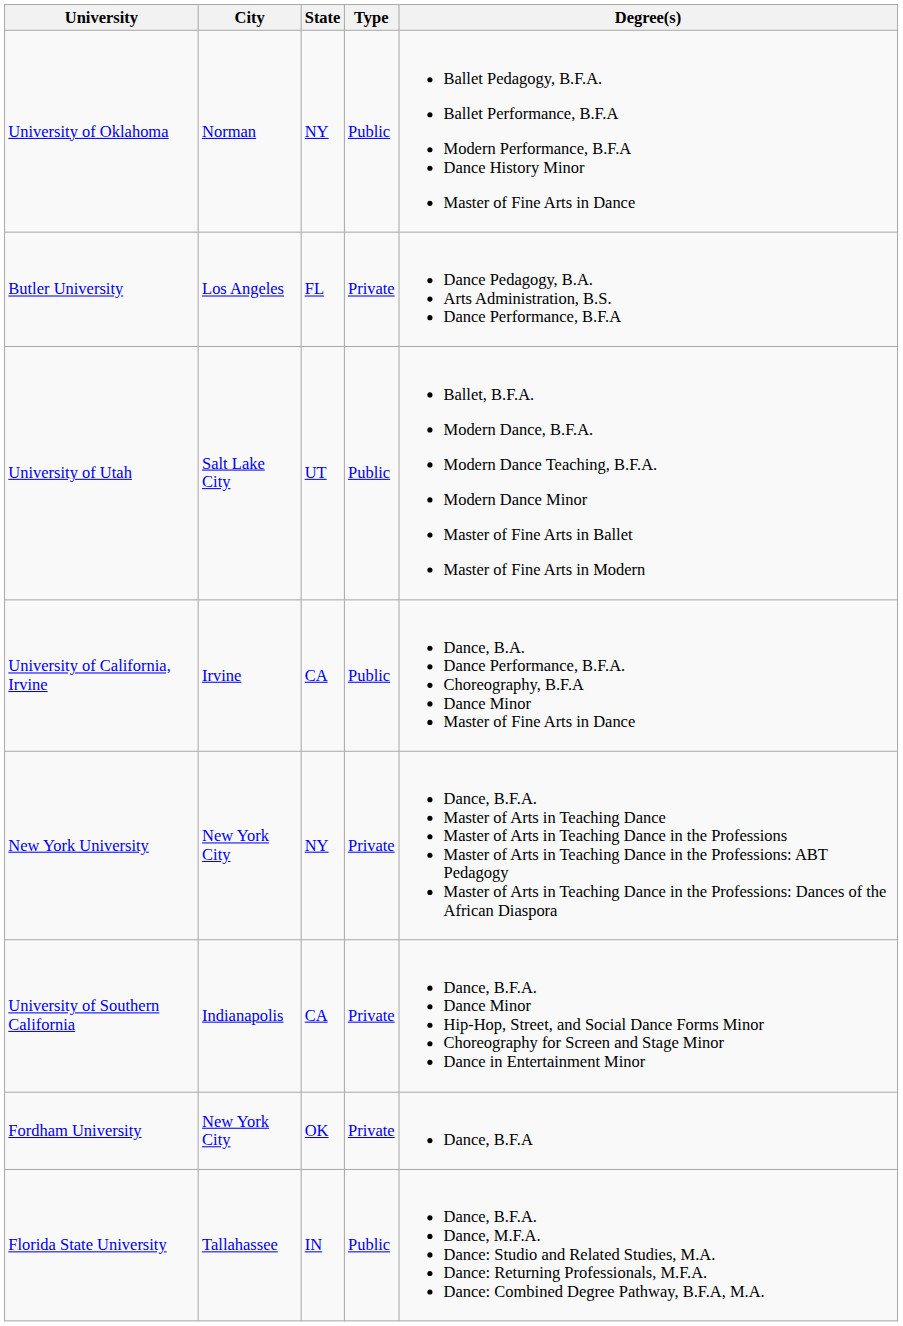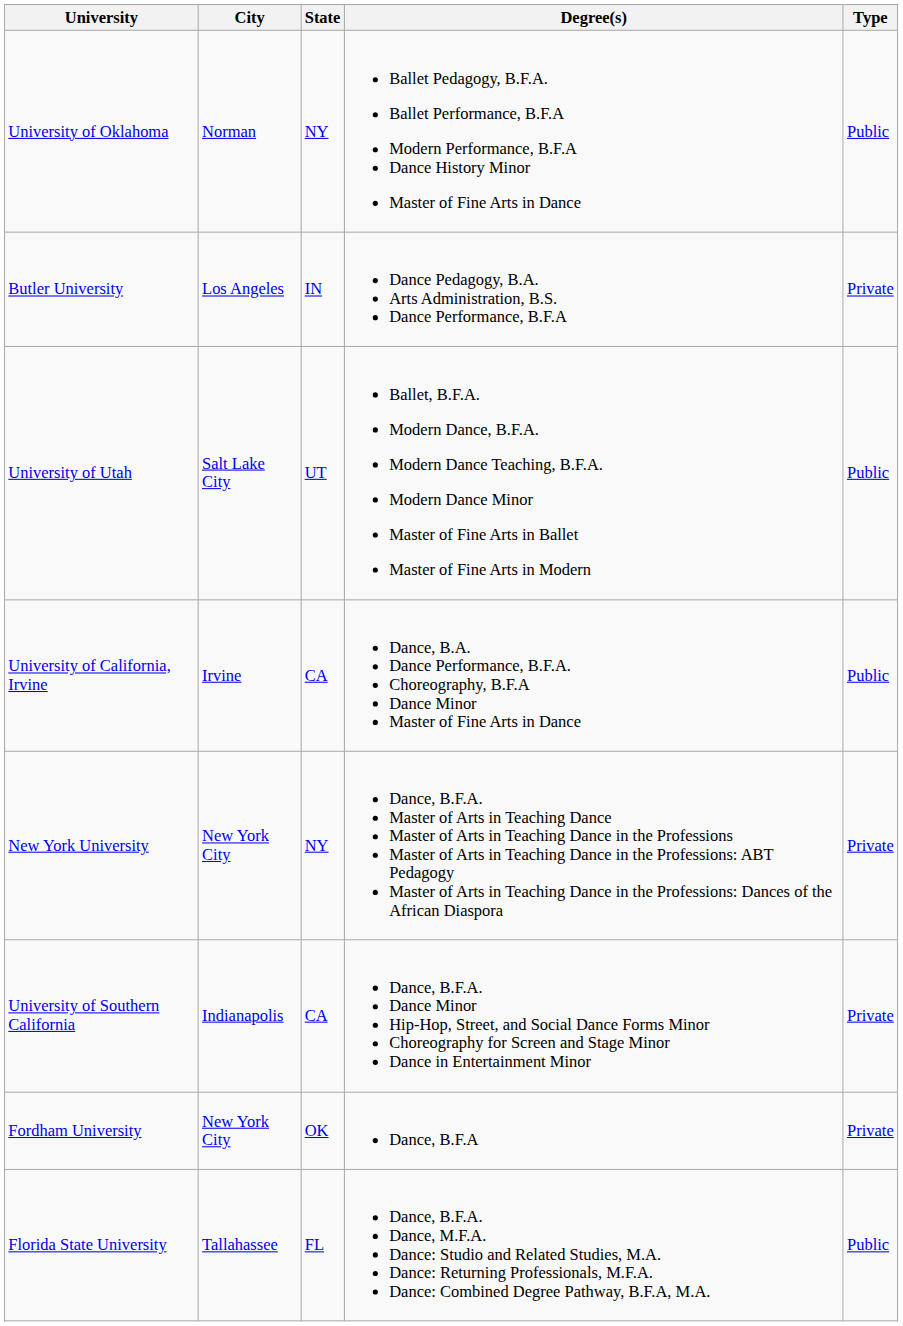columns swapped: (371, 17) <-> (648, 17)
(314, 289) FL -> (313, 289) IN
(313, 1245) IN -> (314, 1245) FL
